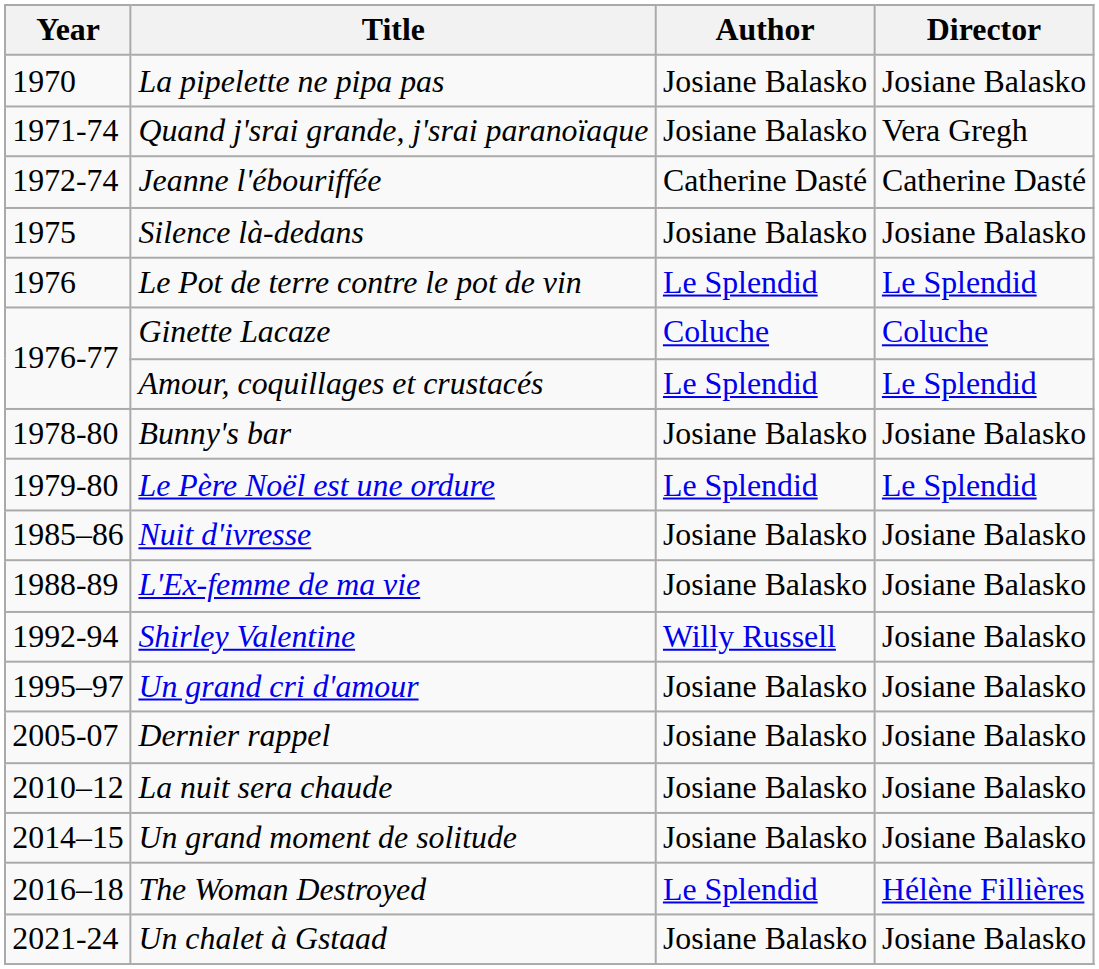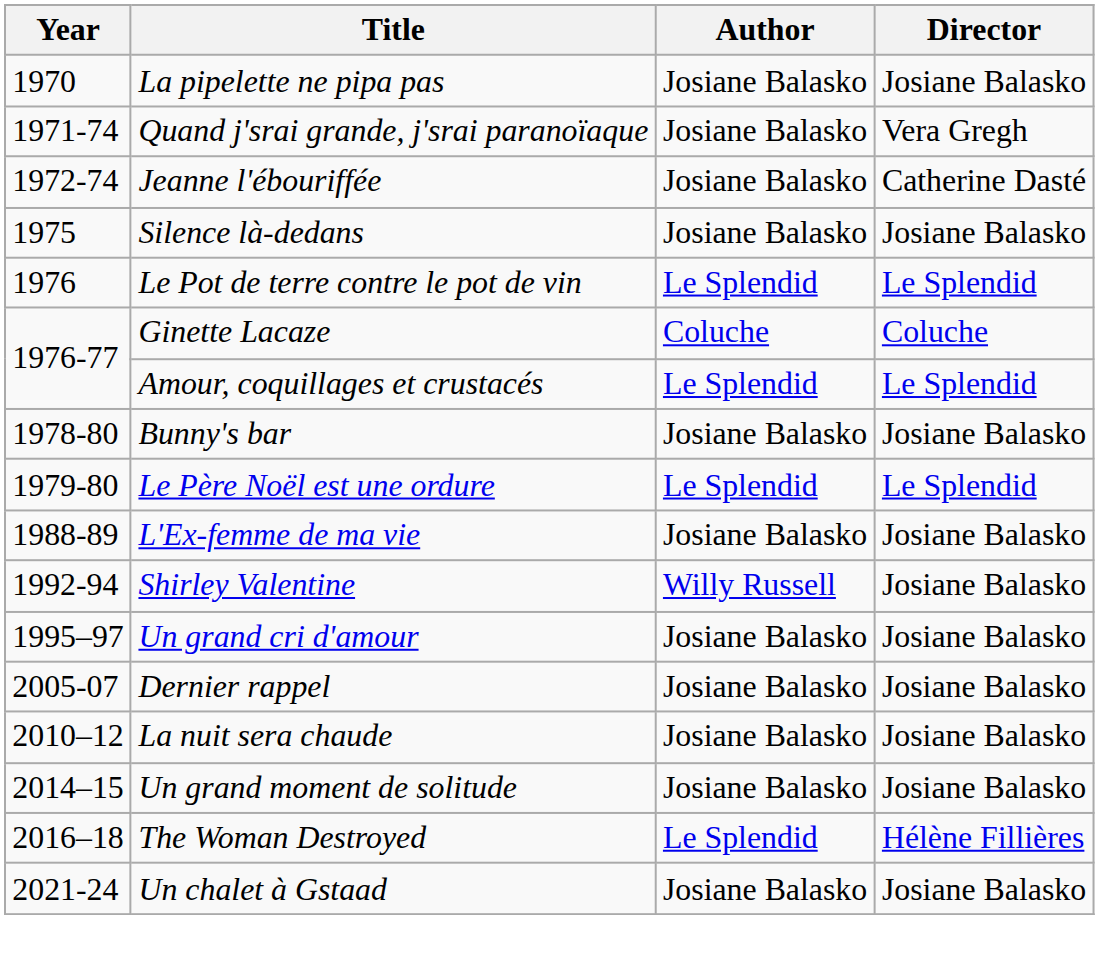(765, 181) Catherine Dasté -> (765, 181) Josiane Balasko
- row: (225, 534)
